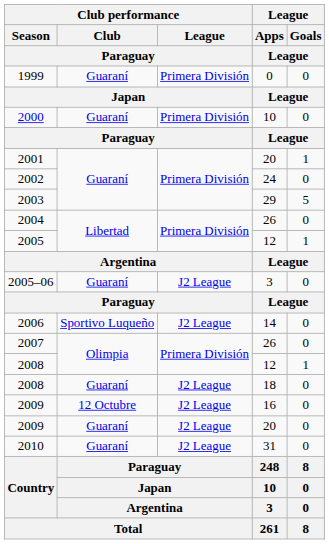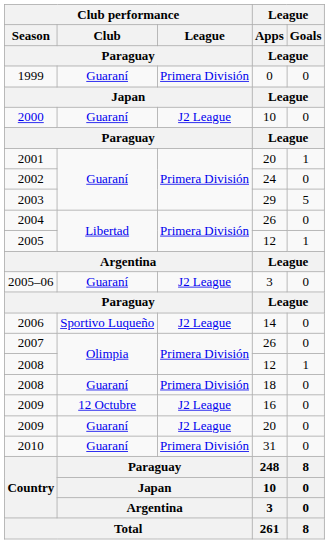(205, 117) Primera División -> (205, 117) J2 League
(205, 384) J2 League -> (205, 384) Primera División
(205, 446) J2 League -> (205, 446) Primera División
